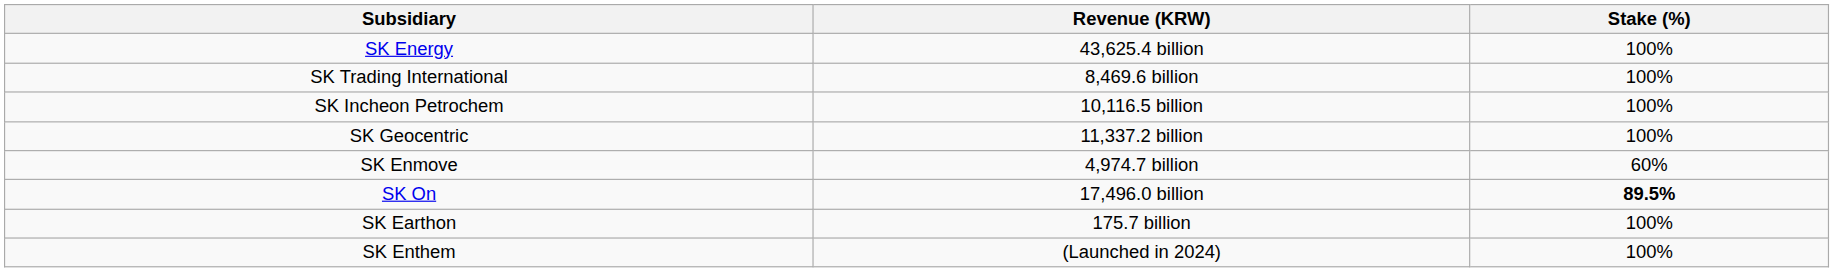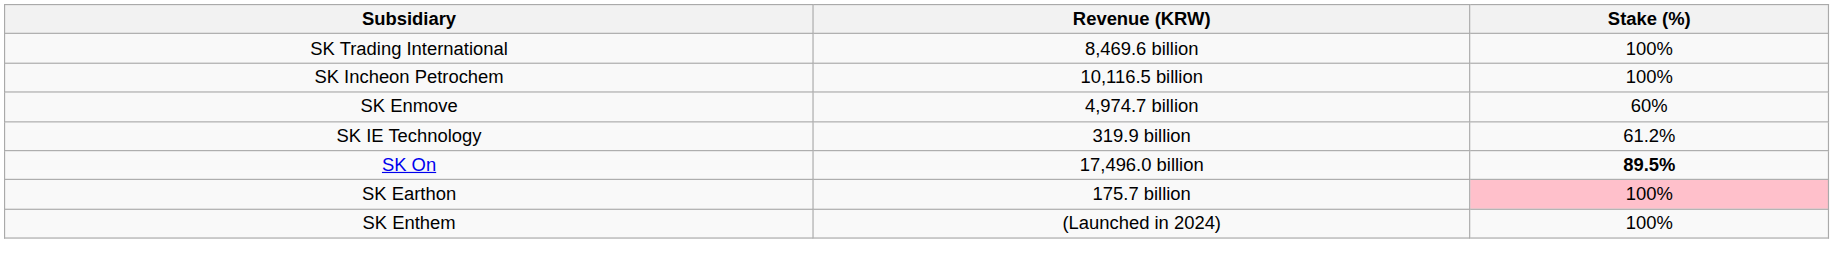- row: (409, 48)
- row: (409, 135)
+ row: (409, 135)
(1649, 223) no background -> (1649, 194) pink background
